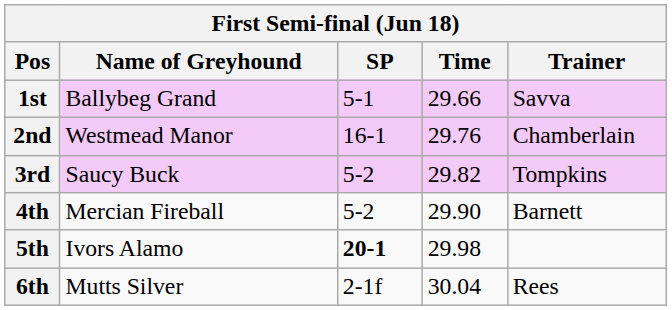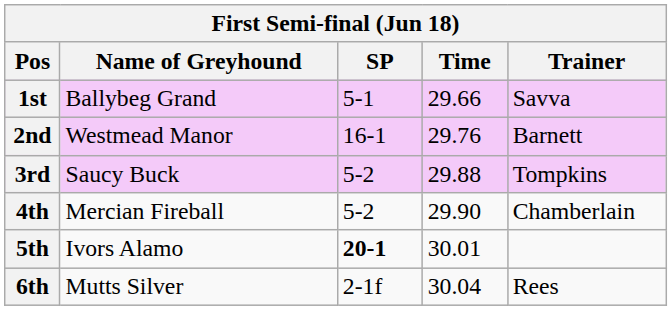(574, 135) Chamberlain -> (548, 135) Barnett
(454, 173) 29.82 -> (454, 173) 29.88
(548, 211) Barnett -> (574, 211) Chamberlain
(454, 248) 29.98 -> (454, 248) 30.01
